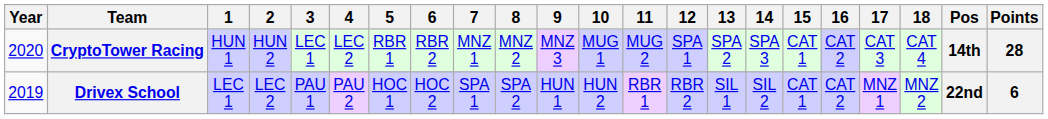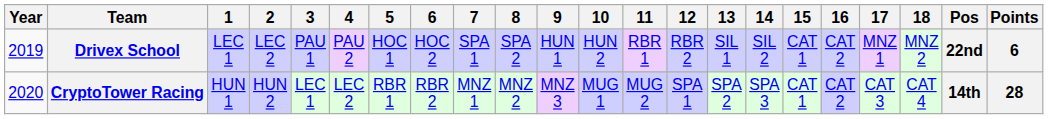rows swapped: (127, 92) <-> (127, 50)
